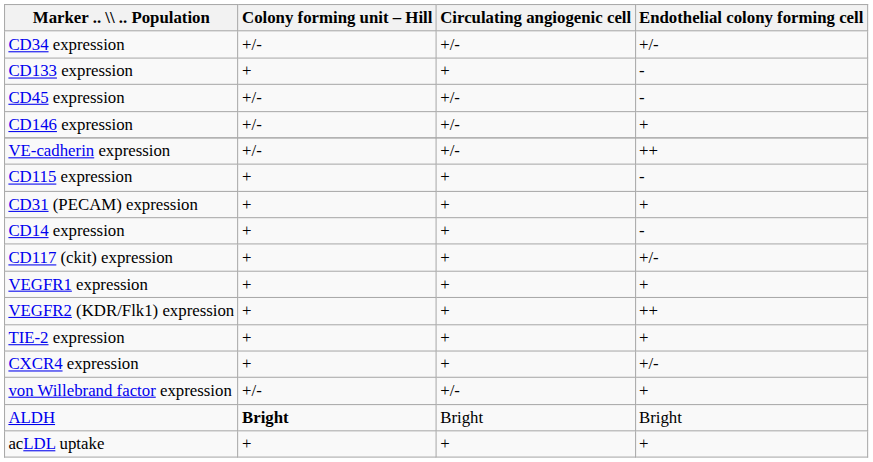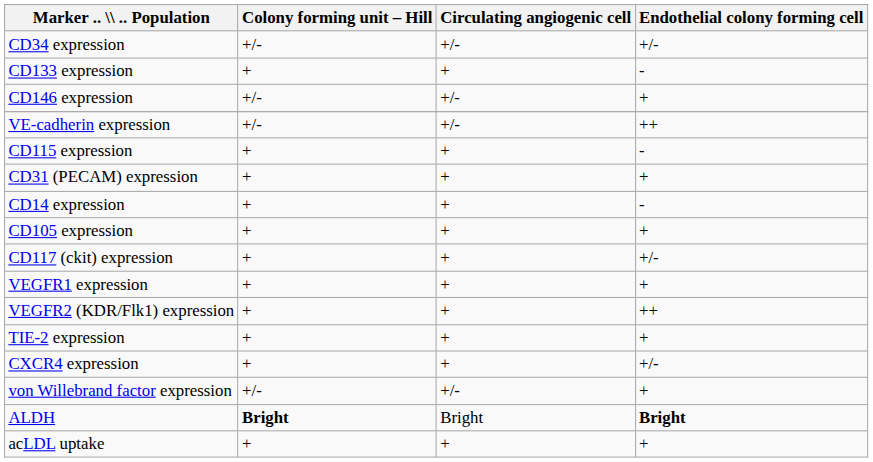- row: (66, 97)
+ row: (71, 230)
(660, 417) normal -> (662, 417) bold
